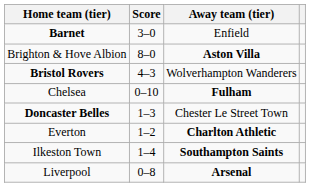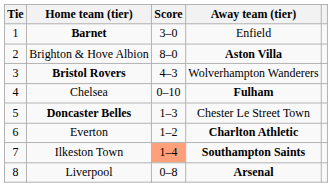+ column: (15, 13)
(146, 152) no background -> (168, 152) lightsalmon background
